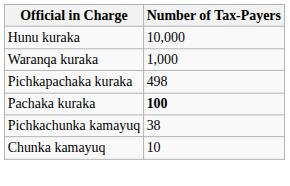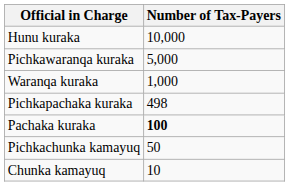+ row: (71, 59)
(154, 125) 38 -> (154, 147) 50
